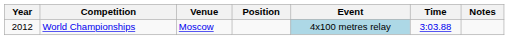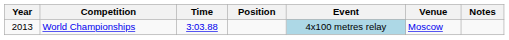columns swapped: (204, 12) <-> (436, 12)
(22, 27) 2012 -> (22, 27) 2013
